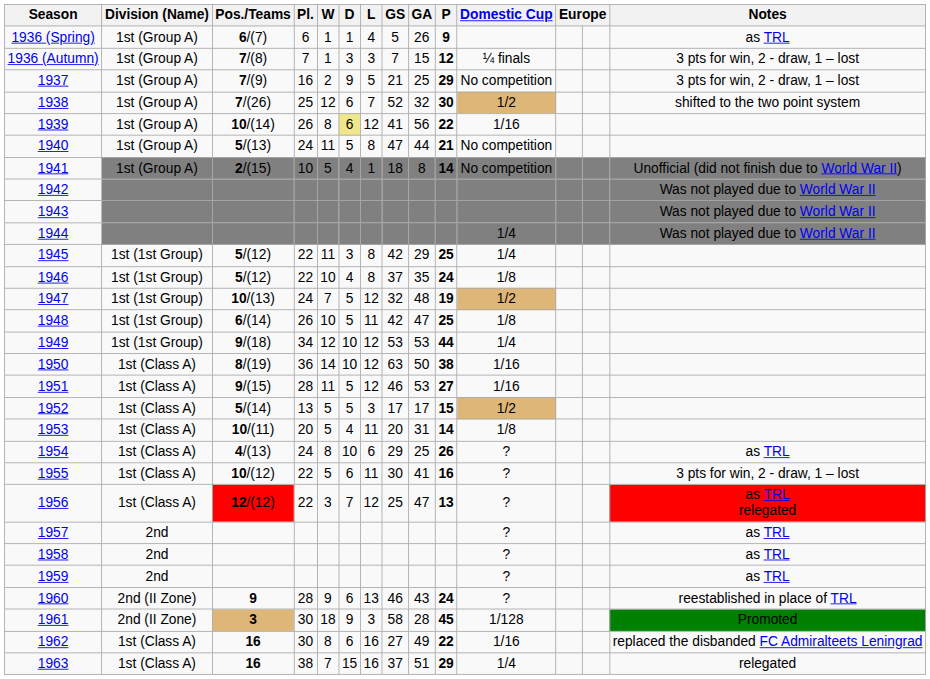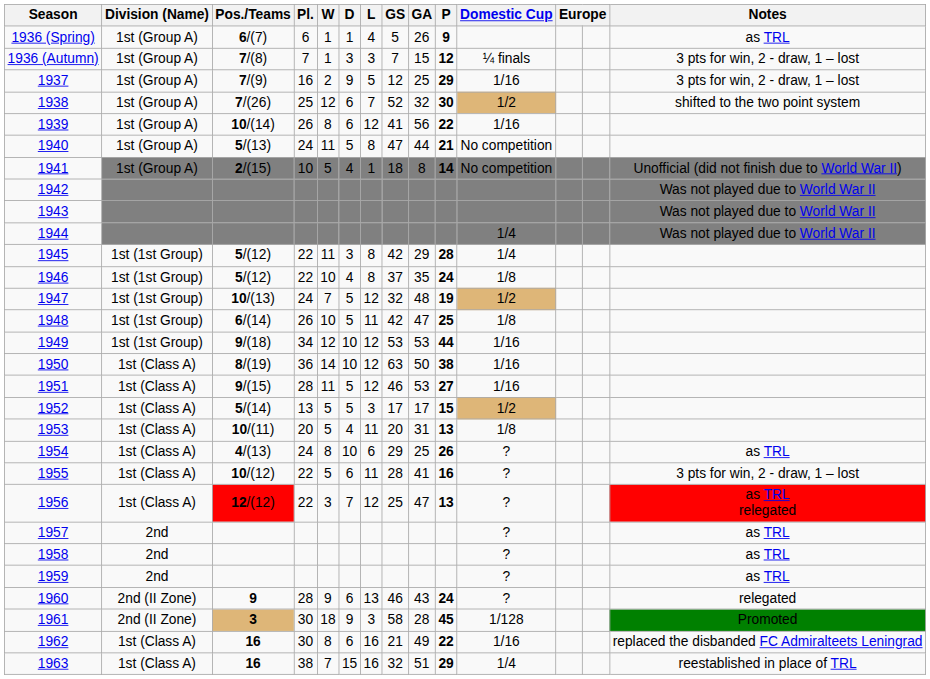(395, 80) 21 -> (395, 80) 12
(506, 80) No competition -> (506, 80) 1/16
(350, 124) khaki background -> (350, 124) no background
(446, 255) 25 -> (446, 255) 28
(506, 342) 1/4 -> (506, 342) 1/16
(446, 430) 14 -> (446, 430) 13
(395, 473) 30 -> (395, 473) 28
(768, 598) reestablished in place of TRL -> (768, 598) relegated
(395, 641) 27 -> (395, 641) 21
(395, 663) 37 -> (395, 663) 32
(768, 663) relegated -> (768, 663) reestablished in place of TRL
